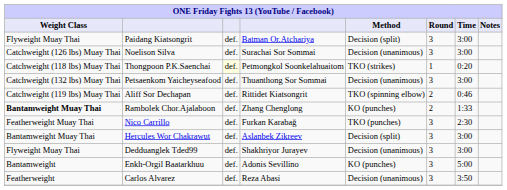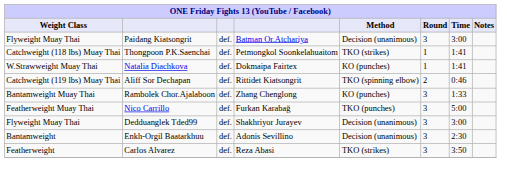(374, 39) Decision (split) -> (379, 39) Decision (unanimous)
- row: (150, 53)
(231, 66) lightyellow background -> (225, 53) no background
(465, 66) 0:20 -> (459, 53) 1:41
- row: (173, 80)
+ row: (156, 66)
(54, 108) bold -> (51, 94) normal
(431, 108) 2 -> (425, 94) 3
(465, 122) 2:30 -> (459, 108) 5:00
- row: (167, 136)
(372, 164) KO (punches) -> (379, 136) Decision (unanimous)
(465, 164) 5:00 -> (459, 136) 2:30
(385, 178) Decision (unanimous) -> (366, 150) TKO (strikes)
